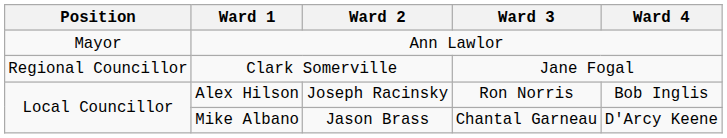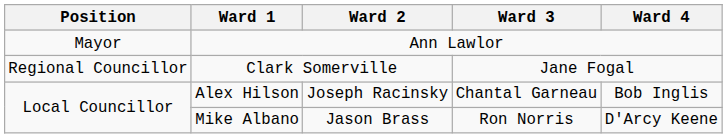(526, 94) Ron Norris -> (526, 94) Chantal Garneau
(526, 120) Chantal Garneau -> (526, 120) Ron Norris
